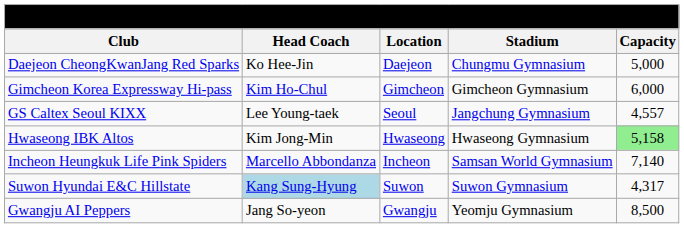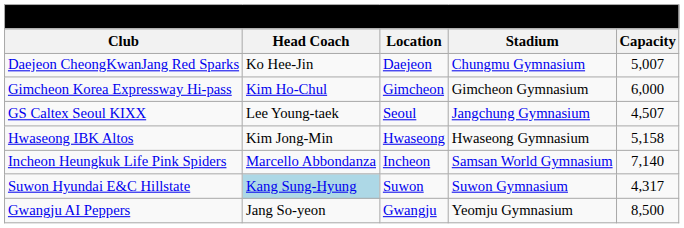(648, 65) 5,000 -> (648, 65) 5,007
(648, 113) 4,557 -> (648, 113) 4,507
(648, 138) lightgreen background -> (648, 138) no background
